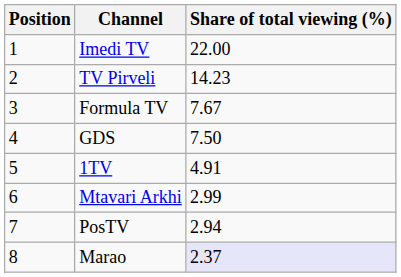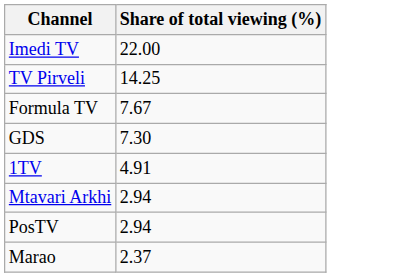- column: (40, 19)
(210, 79) 14.23 -> (140, 79) 14.25
(206, 138) 7.50 -> (135, 138) 7.30
(206, 197) 2.99 -> (135, 197) 2.94
(206, 257) lavender background -> (135, 257) no background
